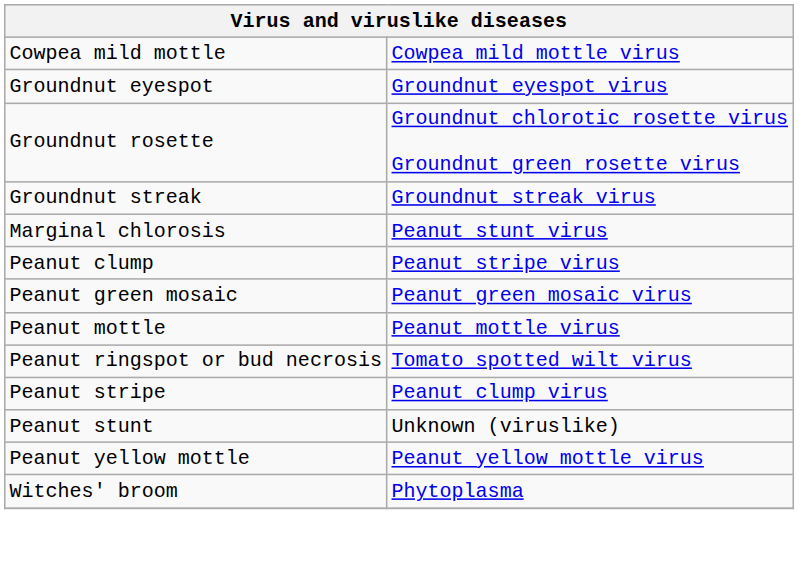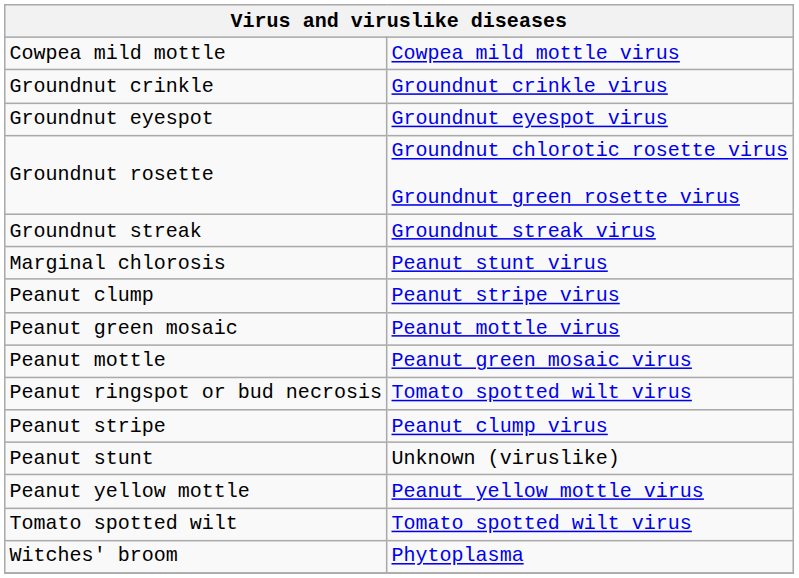+ row: (112, 86)
(542, 296) Peanut green mosaic virus -> (506, 328) Peanut mottle virus
(506, 328) Peanut mottle virus -> (542, 361) Peanut green mosaic virus
+ row: (124, 524)
